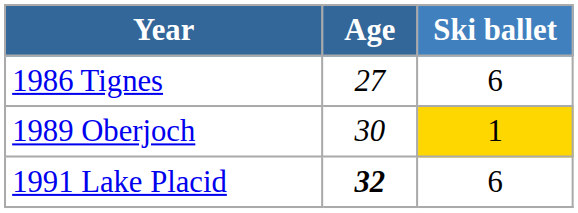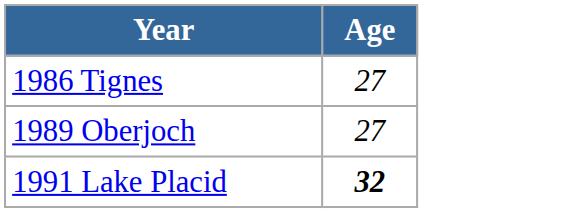- column: (495, 30)
(370, 131) 30 -> (370, 131) 27
